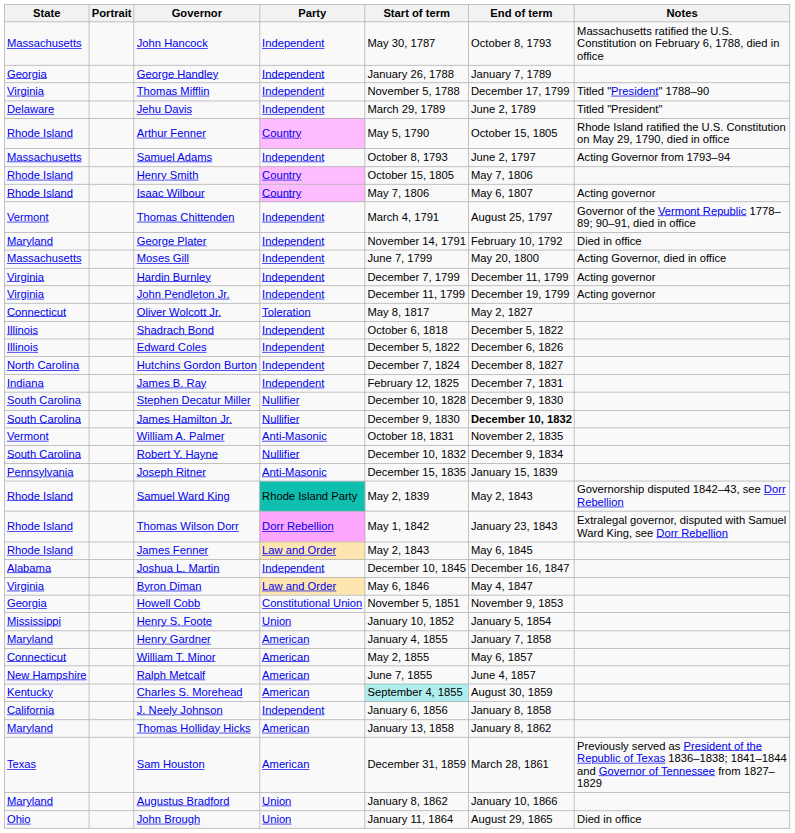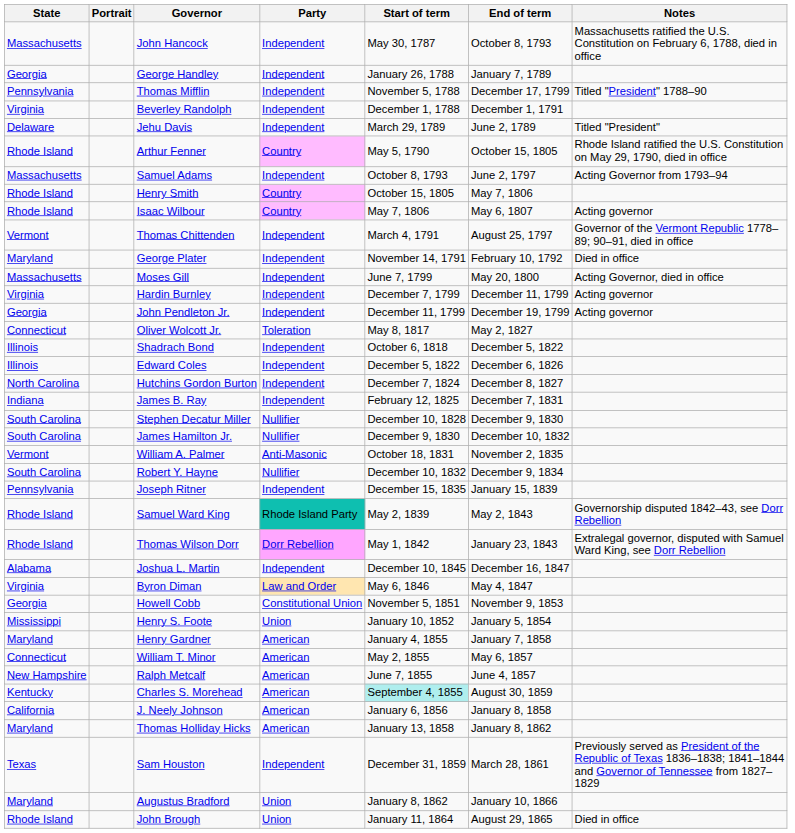(26, 91) Virginia -> (40, 91) Pennsylvania
+ row: (184, 109)
(26, 294) Virginia -> (27, 312) Georgia
(521, 419) bold -> (520, 436) normal
(294, 472) Anti-Masonic -> (293, 490) Independent
- row: (173, 550)
(293, 710) Independent -> (286, 710) American
(286, 765) American -> (293, 765) Independent
(19, 819) Ohio -> (40, 819) Rhode Island
